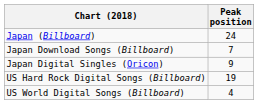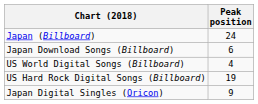(231, 50) 7 -> (231, 50) 6
rows swapped: (85, 64) <-> (96, 92)
